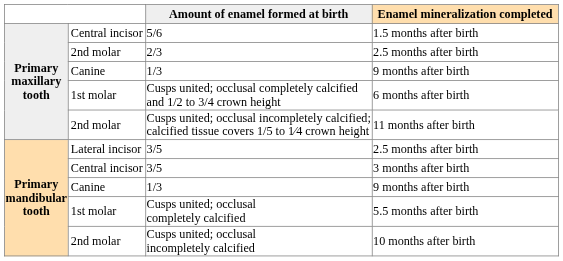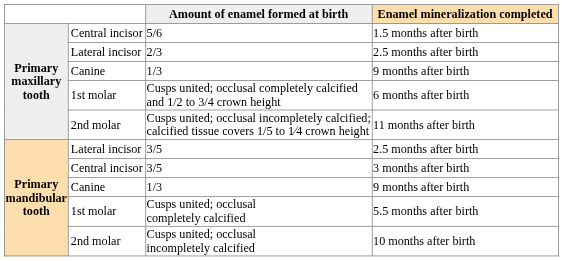(96, 52) 2nd molar -> (106, 52) Lateral incisor
